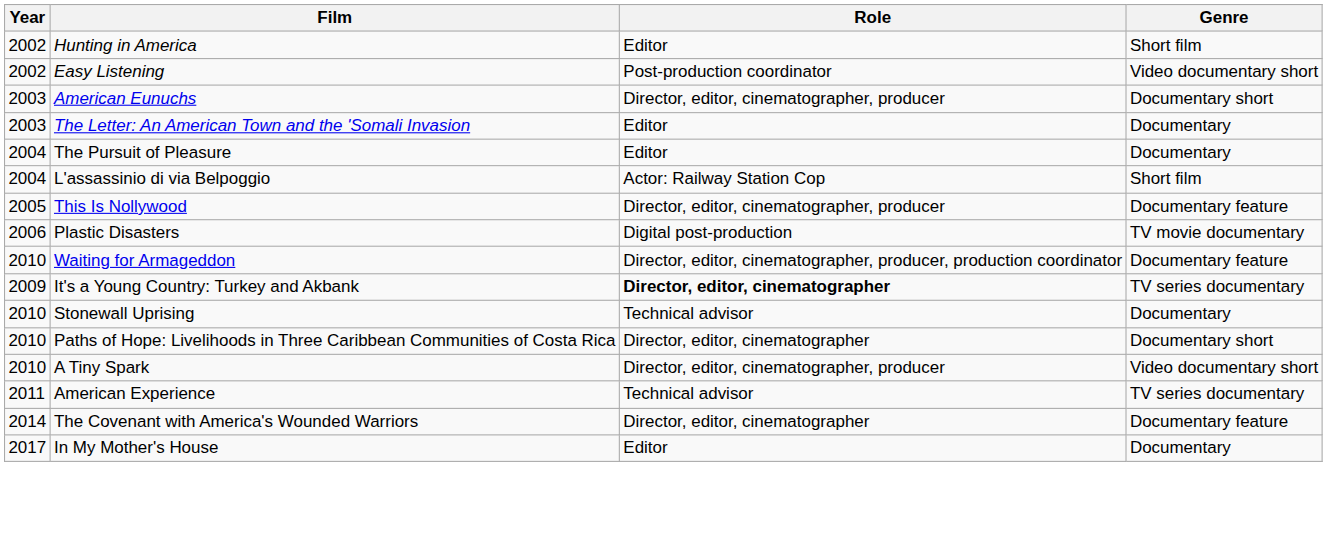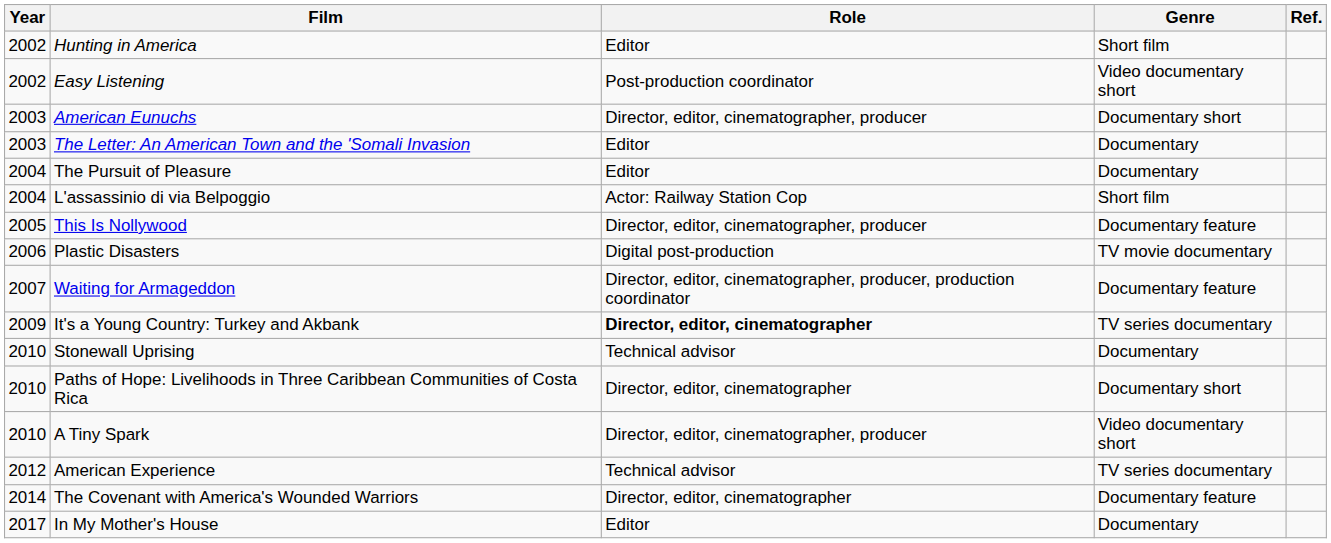+ column: (1306, 17)
(27, 260) 2010 -> (27, 288) 2007
(27, 394) 2011 -> (27, 470) 2012
